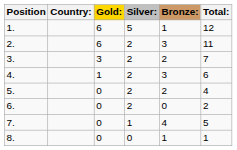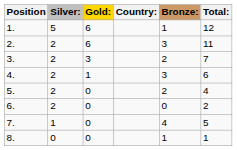columns swapped: (71, 12) <-> (142, 12)
